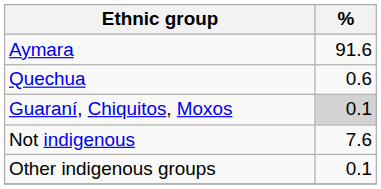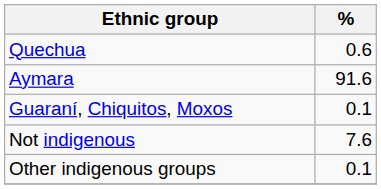rows swapped: (47, 79) <-> (41, 49)
(359, 109) lightgrey background -> (359, 109) no background
